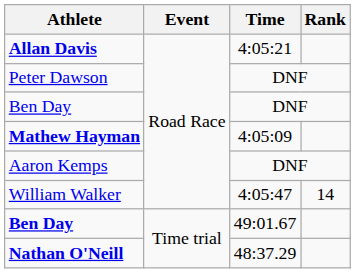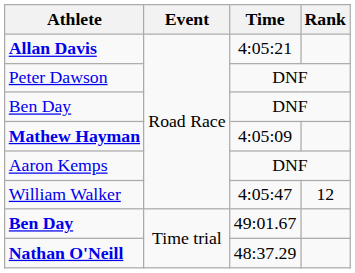(325, 194) 14 -> (325, 194) 12
